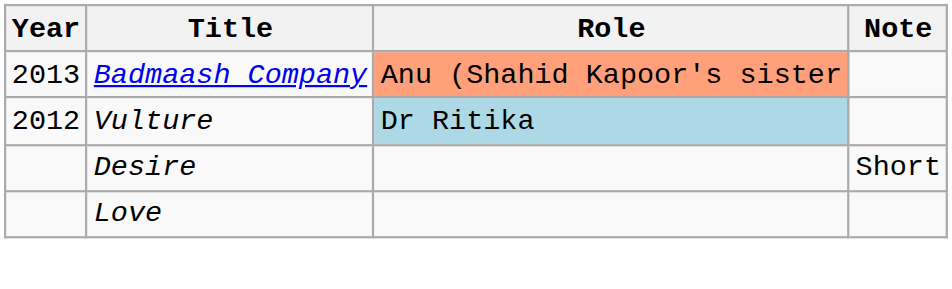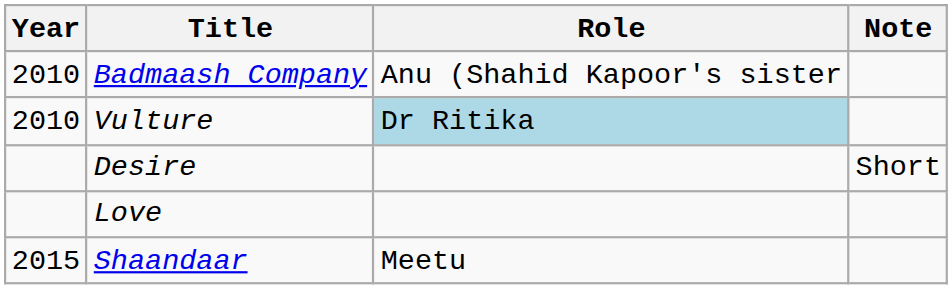(46, 75) 2013 -> (46, 75) 2010
(611, 75) lightsalmon background -> (611, 75) no background
(46, 121) 2012 -> (46, 121) 2010
+ row: (171, 260)
